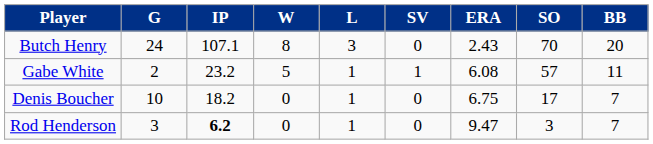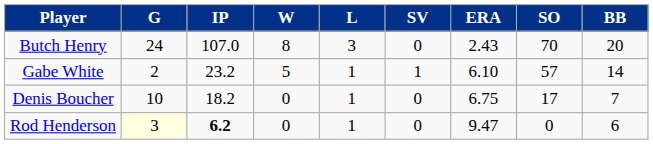(220, 44) 107.1 -> (220, 44) 107.0
(483, 71) 6.08 -> (483, 71) 6.10
(615, 71) 11 -> (615, 71) 14
(154, 125) no background -> (154, 125) lightyellow background
(549, 125) 3 -> (549, 125) 0
(615, 125) 7 -> (615, 125) 6
